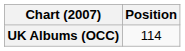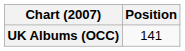(151, 35) 114 -> (151, 35) 141
